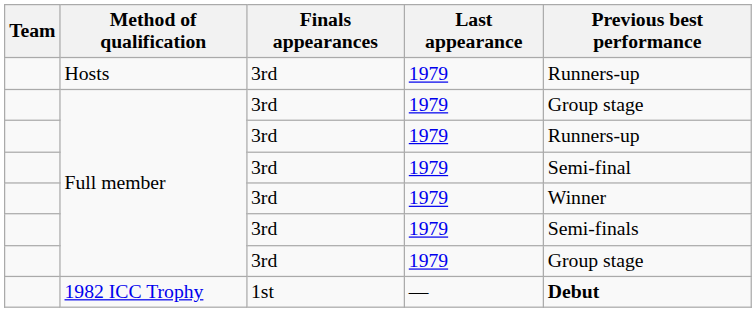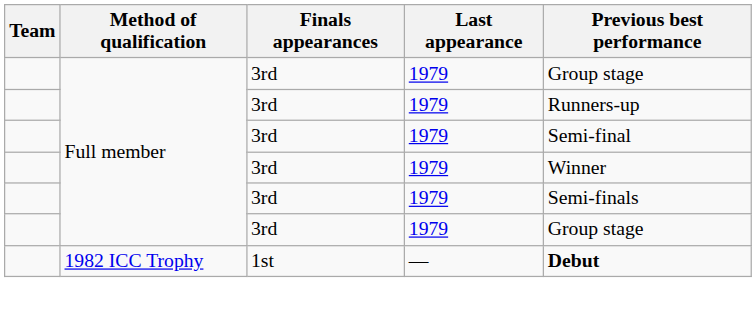- row: (87, 73)
